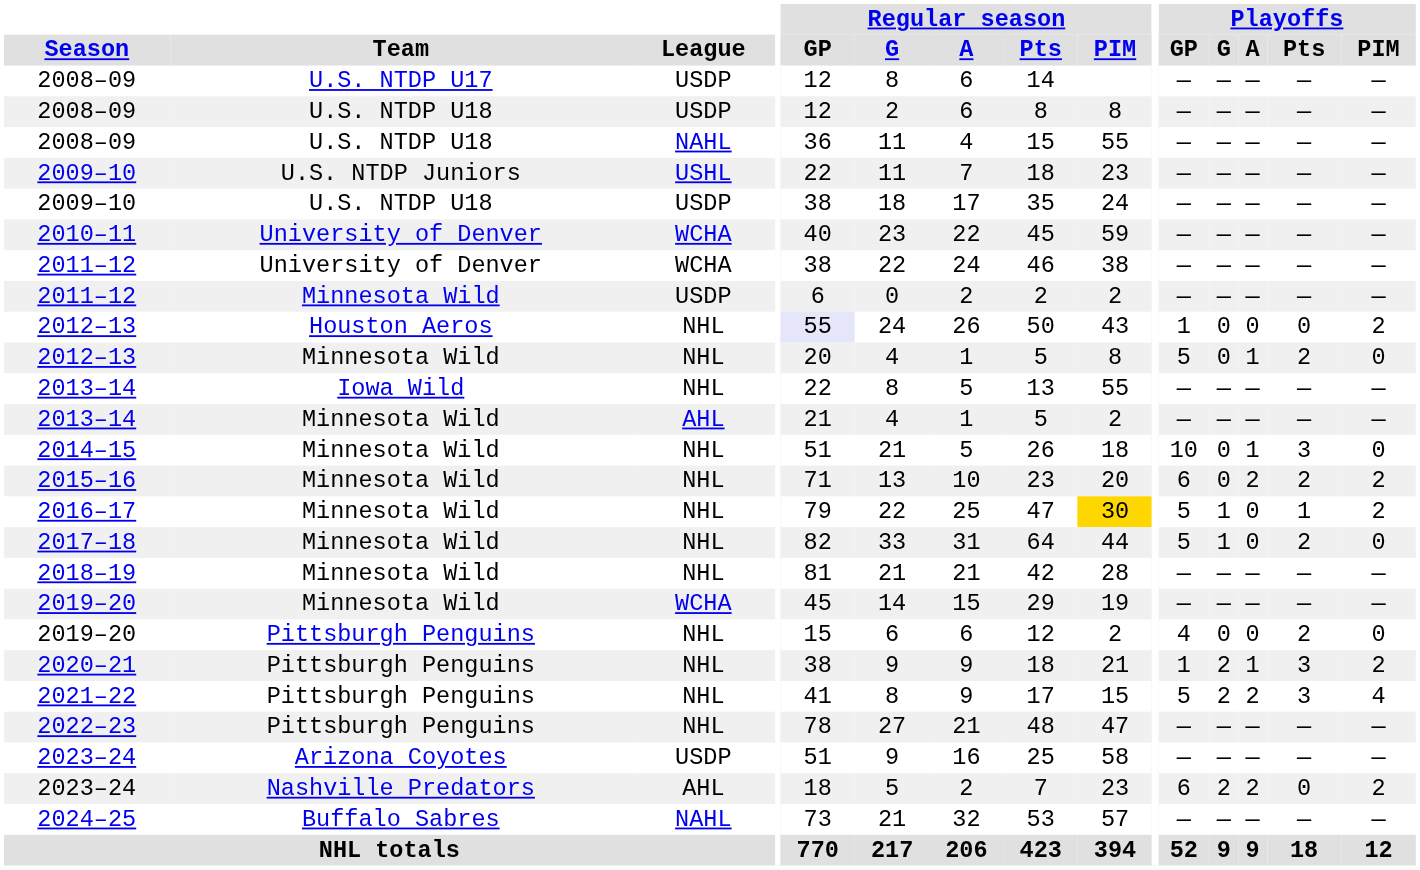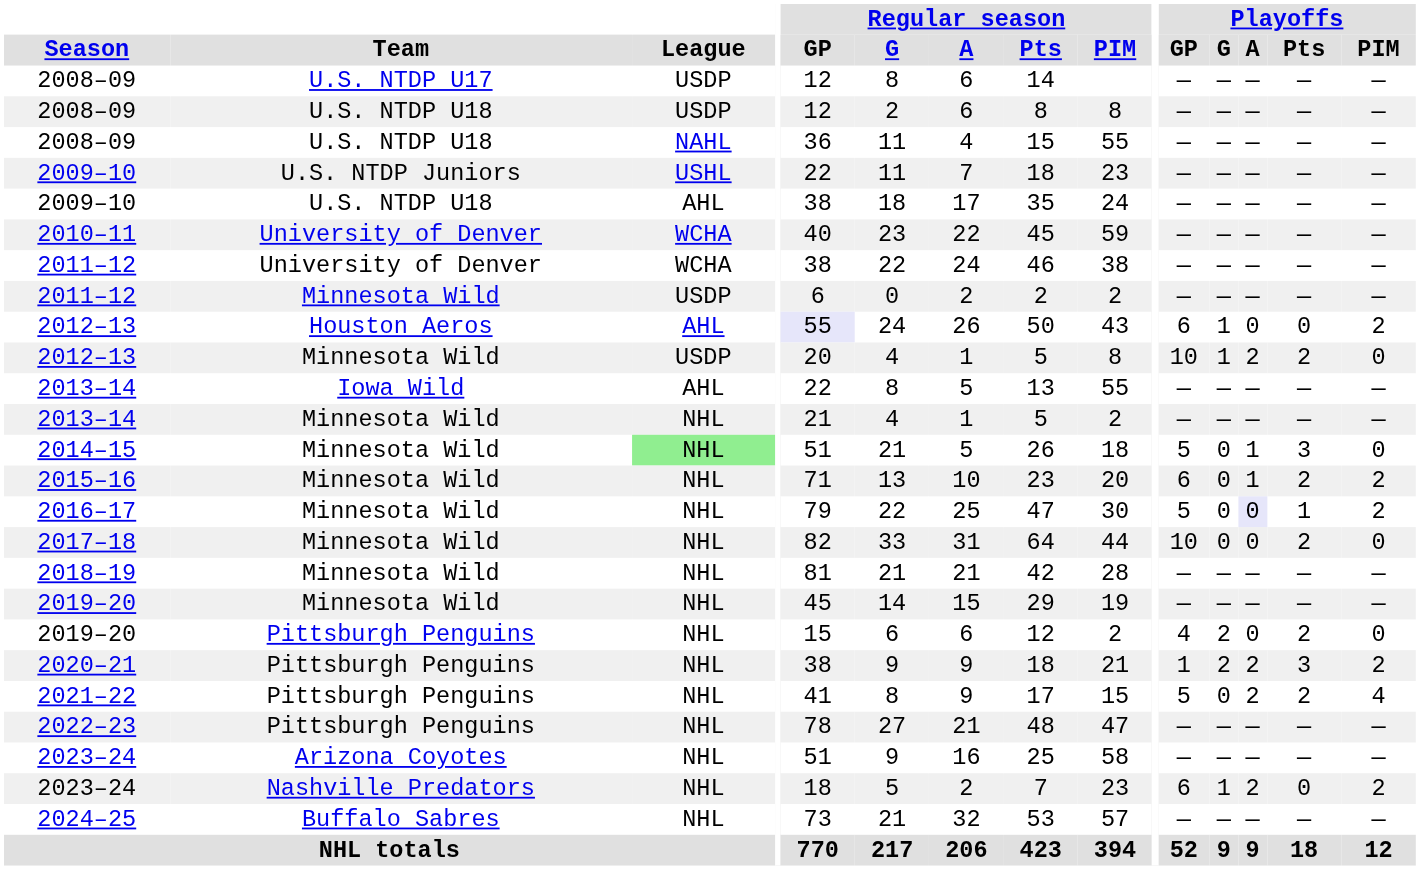(703, 204) USDP -> (703, 204) AHL
(703, 327) NHL -> (703, 327) AHL
(1184, 327) 1 -> (1184, 327) 6
(1224, 327) 0 -> (1224, 327) 1
(703, 358) NHL -> (703, 358) USDP
(1184, 358) 5 -> (1184, 358) 10
(1224, 358) 0 -> (1224, 358) 1
(1253, 358) 1 -> (1253, 358) 2
(703, 389) NHL -> (703, 389) AHL
(703, 419) AHL -> (703, 419) NHL
(703, 450) no background -> (703, 450) lightgreen background
(1184, 450) 10 -> (1184, 450) 5
(1253, 481) 2 -> (1253, 481) 1
(1115, 512) gold background -> (1115, 512) no background
(1224, 512) 1 -> (1224, 512) 0
(1253, 512) no background -> (1253, 512) lavender background
(1184, 542) 5 -> (1184, 542) 10
(1224, 542) 1 -> (1224, 542) 0
(703, 604) WCHA -> (703, 604) NHL
(1224, 635) 0 -> (1224, 635) 2
(1253, 666) 1 -> (1253, 666) 2
(1224, 696) 2 -> (1224, 696) 0
(1304, 696) 3 -> (1304, 696) 2
(703, 758) USDP -> (703, 758) NHL
(703, 789) AHL -> (703, 789) NHL
(1224, 789) 2 -> (1224, 789) 1
(703, 819) NAHL -> (703, 819) NHL
